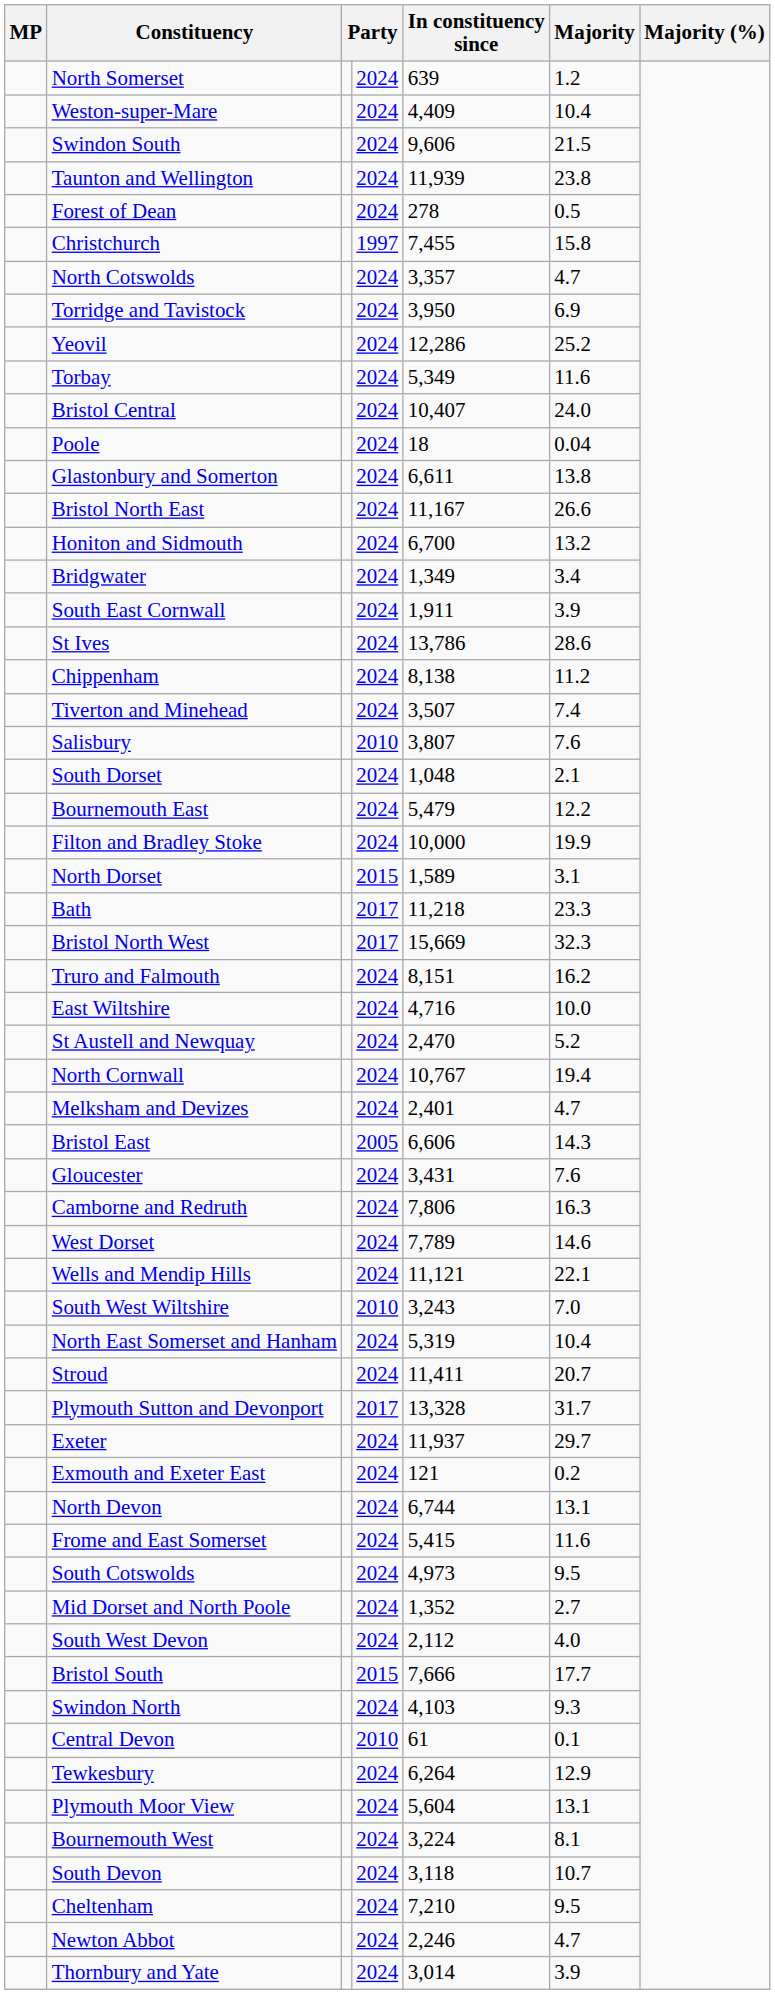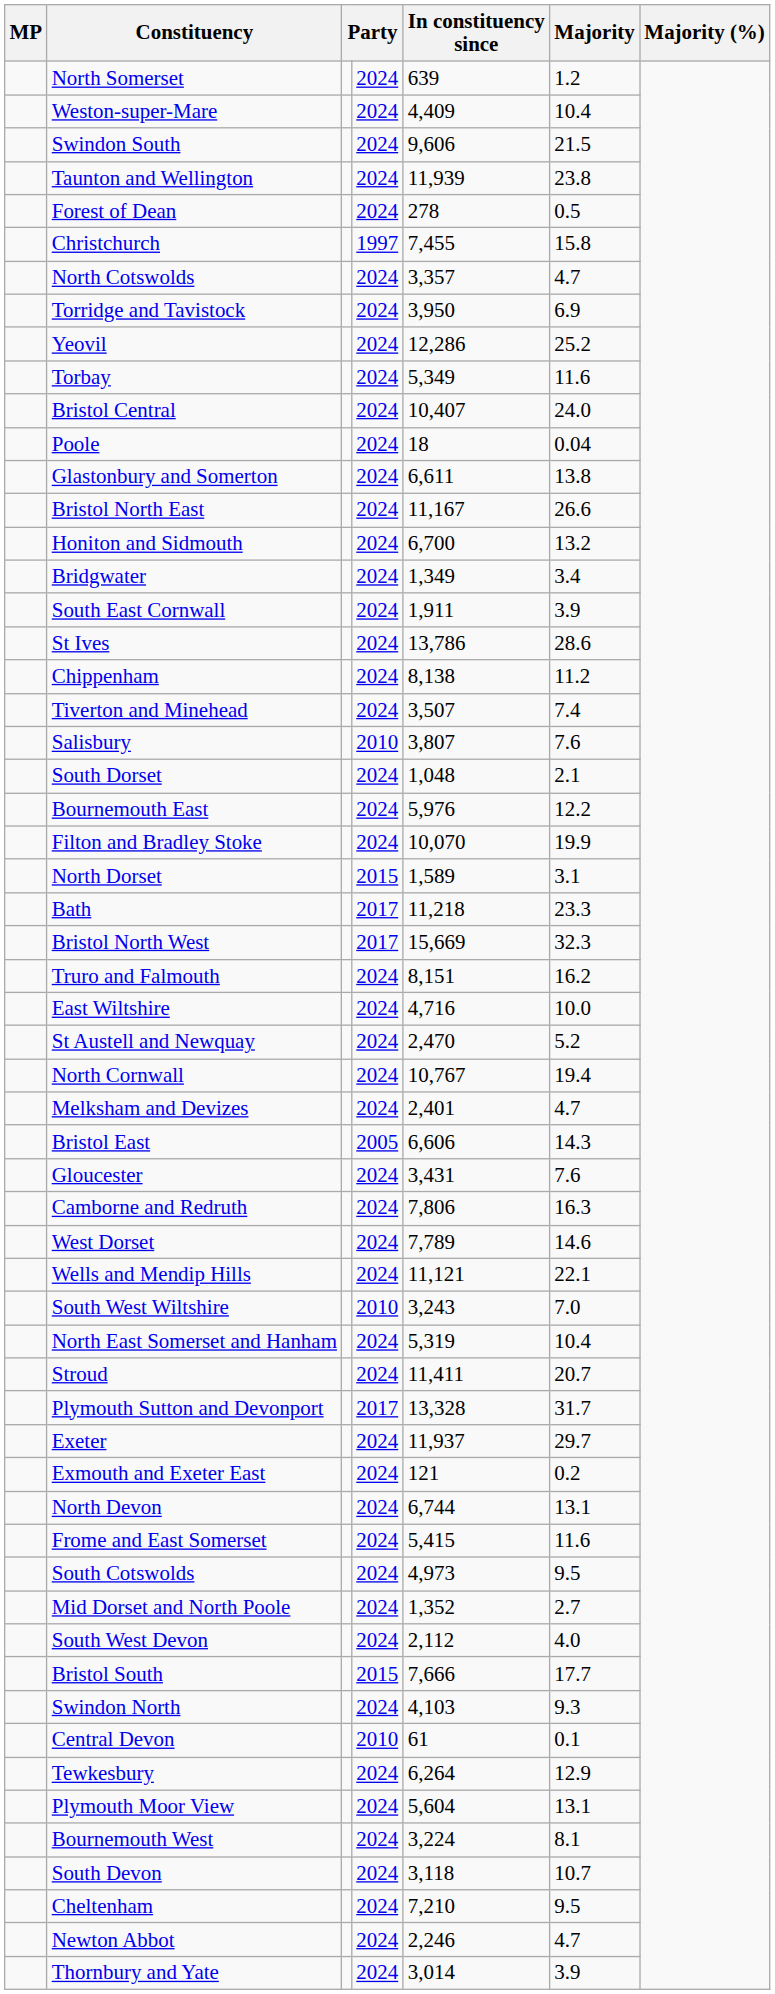(431, 809) 5,479 -> (431, 809) 5,976
(437, 842) 10,000 -> (437, 842) 10,070
